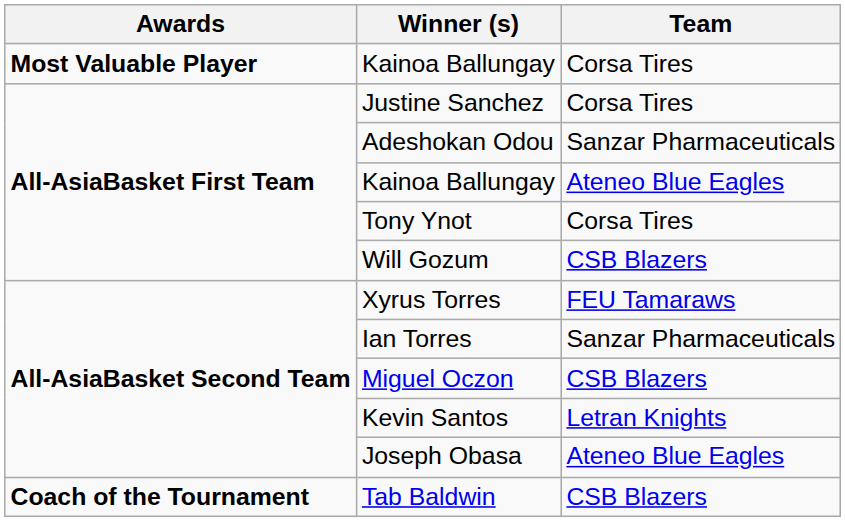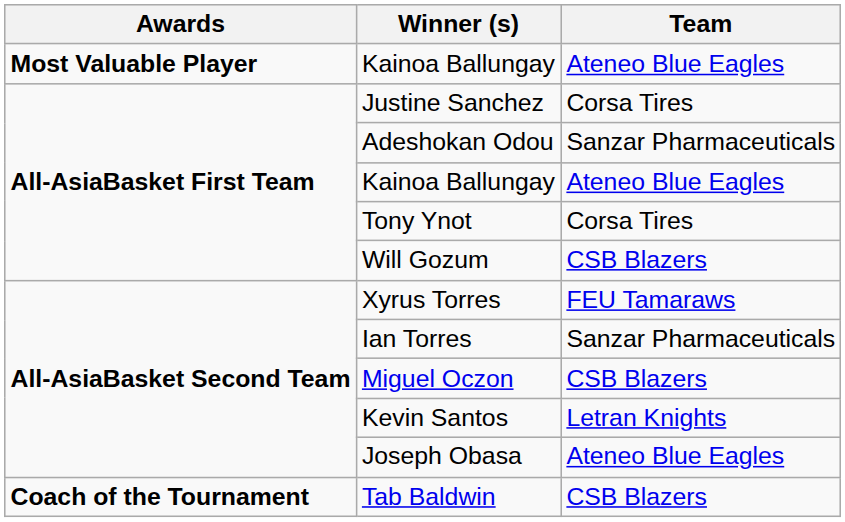(630, 63) Corsa Tires -> (675, 63) Ateneo Blue Eagles
